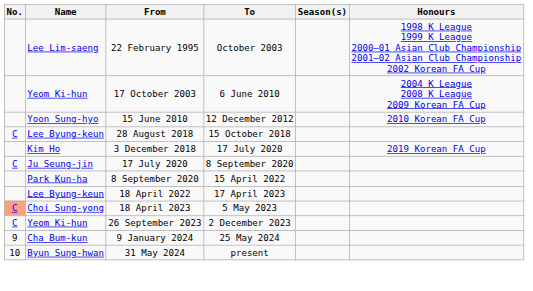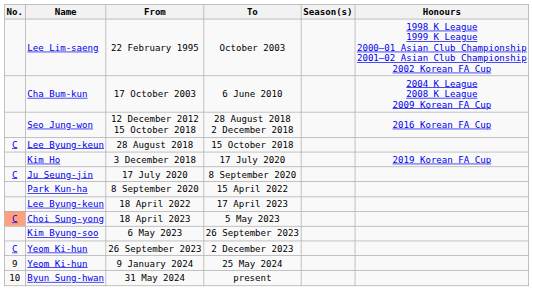(57, 94) Yeom Ki-hun -> (57, 94) Cha Bum-kun
- row: (155, 119)
+ row: (155, 125)
+ row: (155, 234)
(57, 238) Cha Bum-kun -> (57, 263) Yeom Ki-hun
